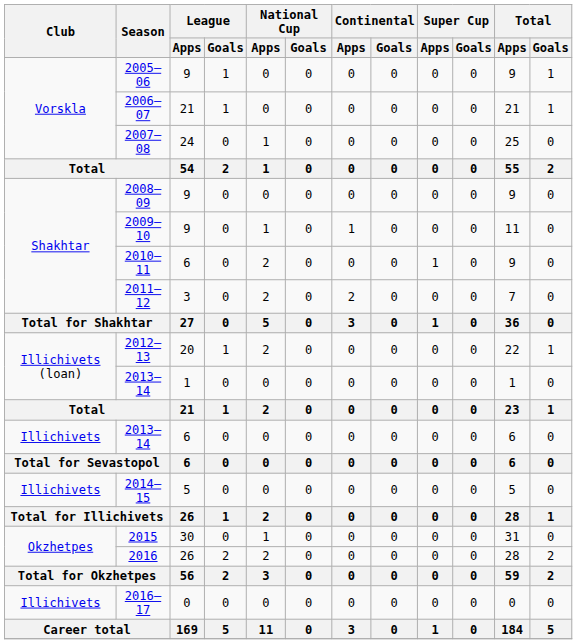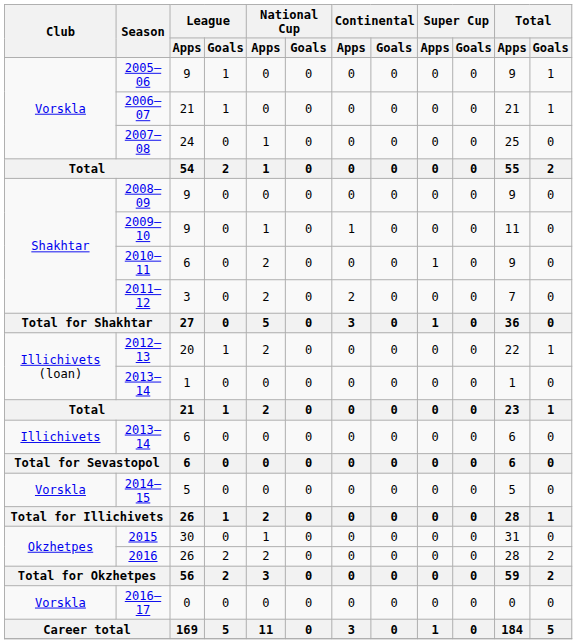(60, 490) Illichivets -> (60, 490) Vorskla
(60, 602) Illichivets -> (60, 602) Vorskla
